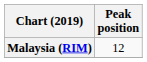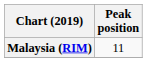(118, 47) 12 -> (118, 47) 11
